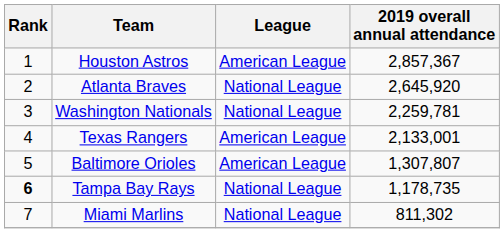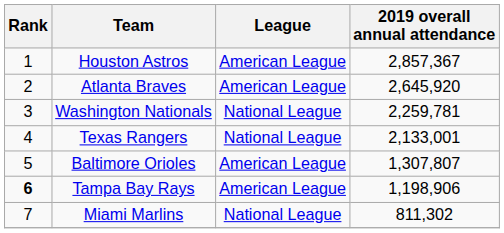(283, 86) National League -> (283, 86) American League
(283, 138) American League -> (283, 138) National League
(283, 189) National League -> (283, 189) American League
(424, 189) 1,178,735 -> (424, 189) 1,198,906
